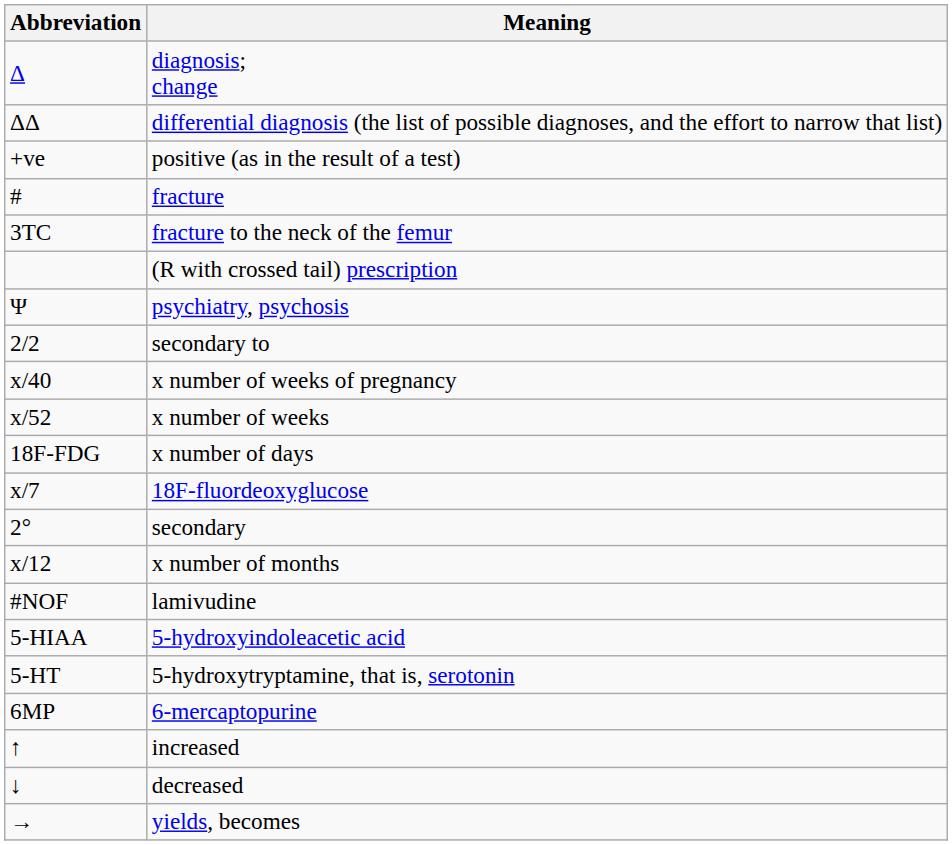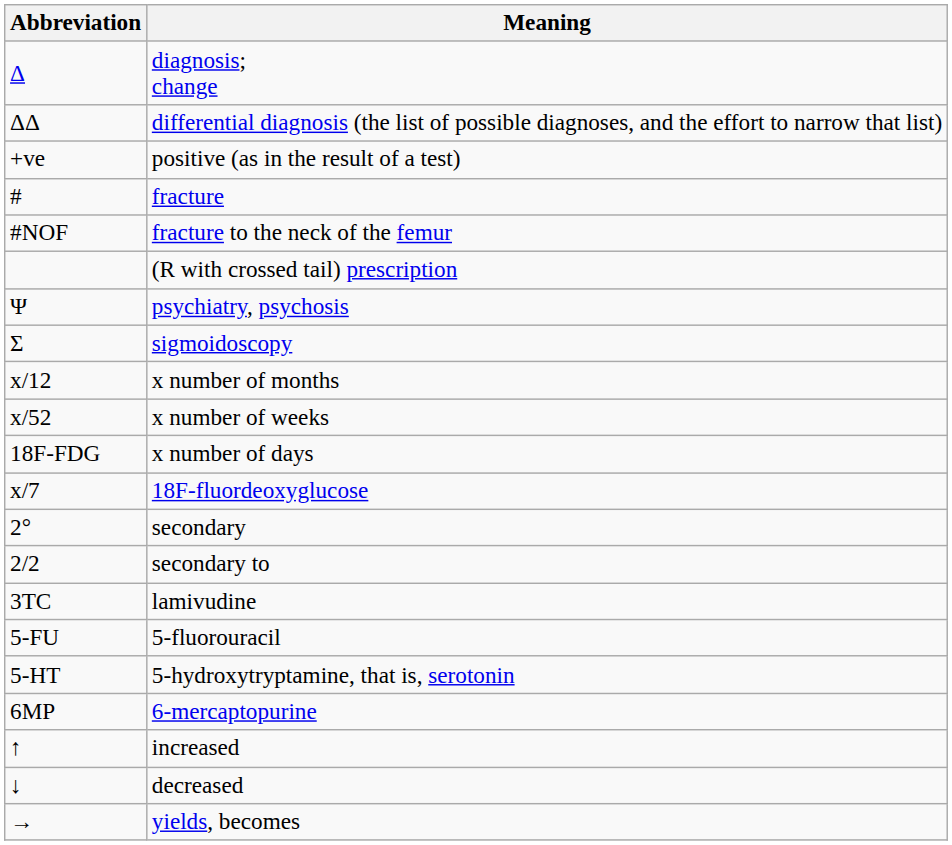(31, 232) 3TC -> (39, 232) #NOF
+ row: (222, 343)
rows swapped: (246, 564) <-> (211, 343)
- row: (304, 380)
(39, 600) #NOF -> (31, 600) 3TC
+ row: (216, 637)
- row: (278, 637)
